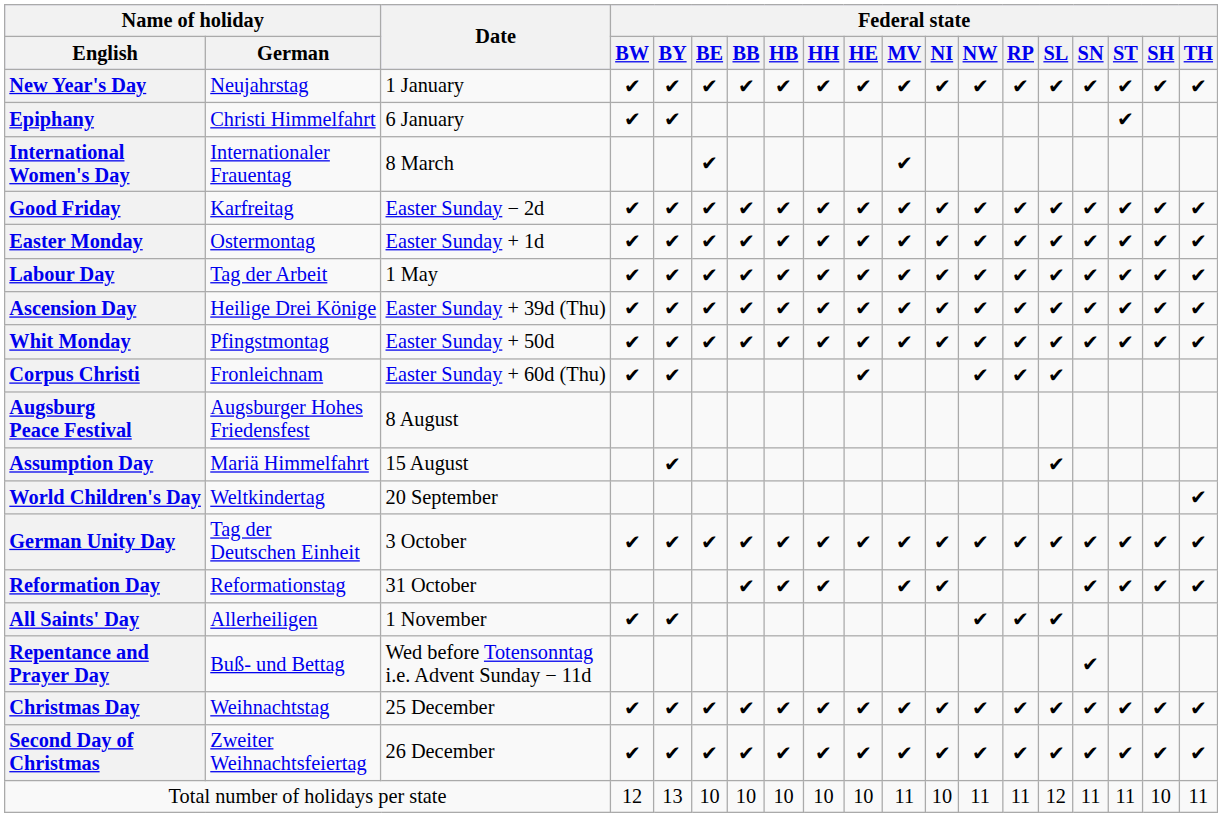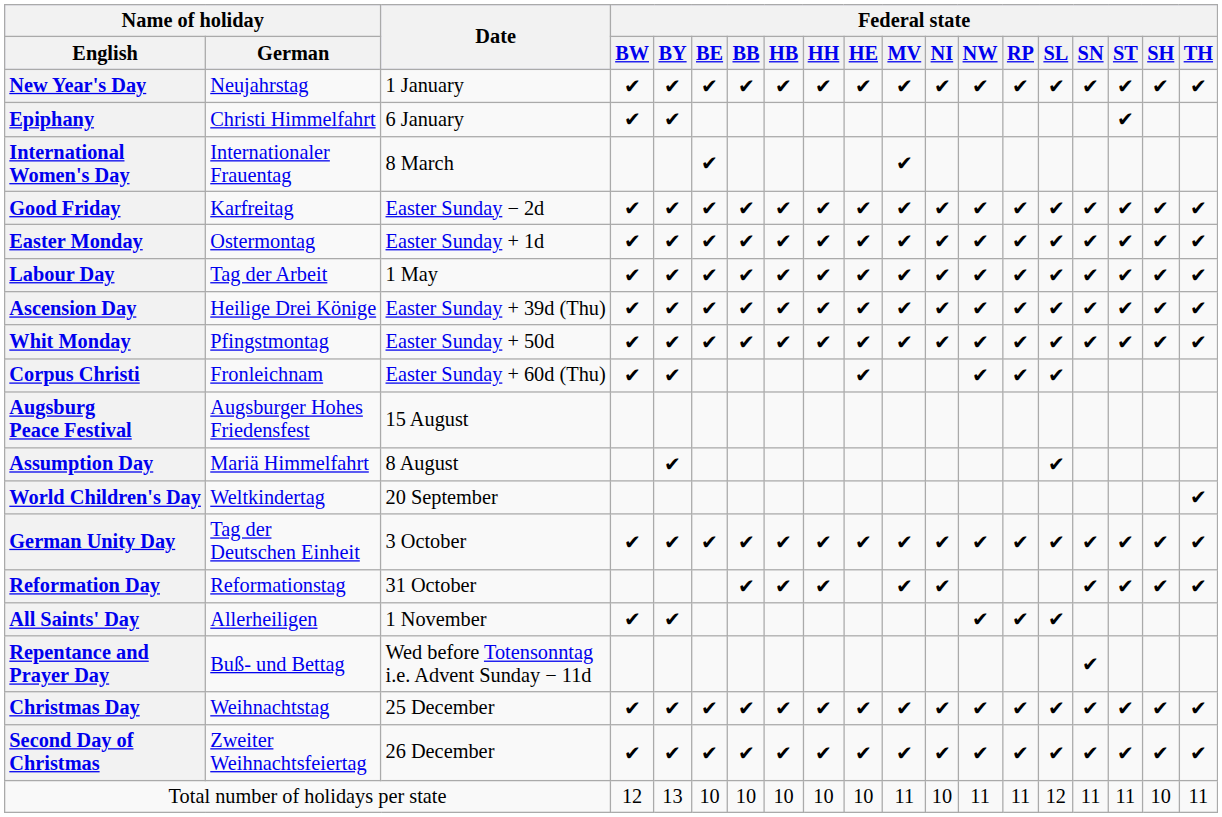(422, 419) 8 August -> (427, 419) 15 August
(427, 463) 15 August -> (422, 463) 8 August
